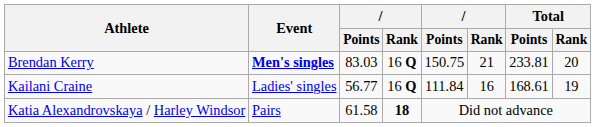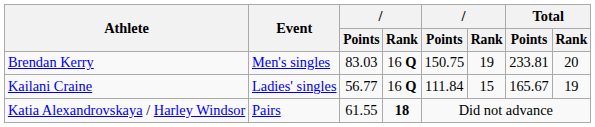(293, 62) bold -> (291, 62) normal
(487, 62) 21 -> (487, 62) 19
(487, 86) 16 -> (487, 86) 15
(529, 86) 168.61 -> (529, 86) 165.67
(361, 110) 61.58 -> (361, 110) 61.55
